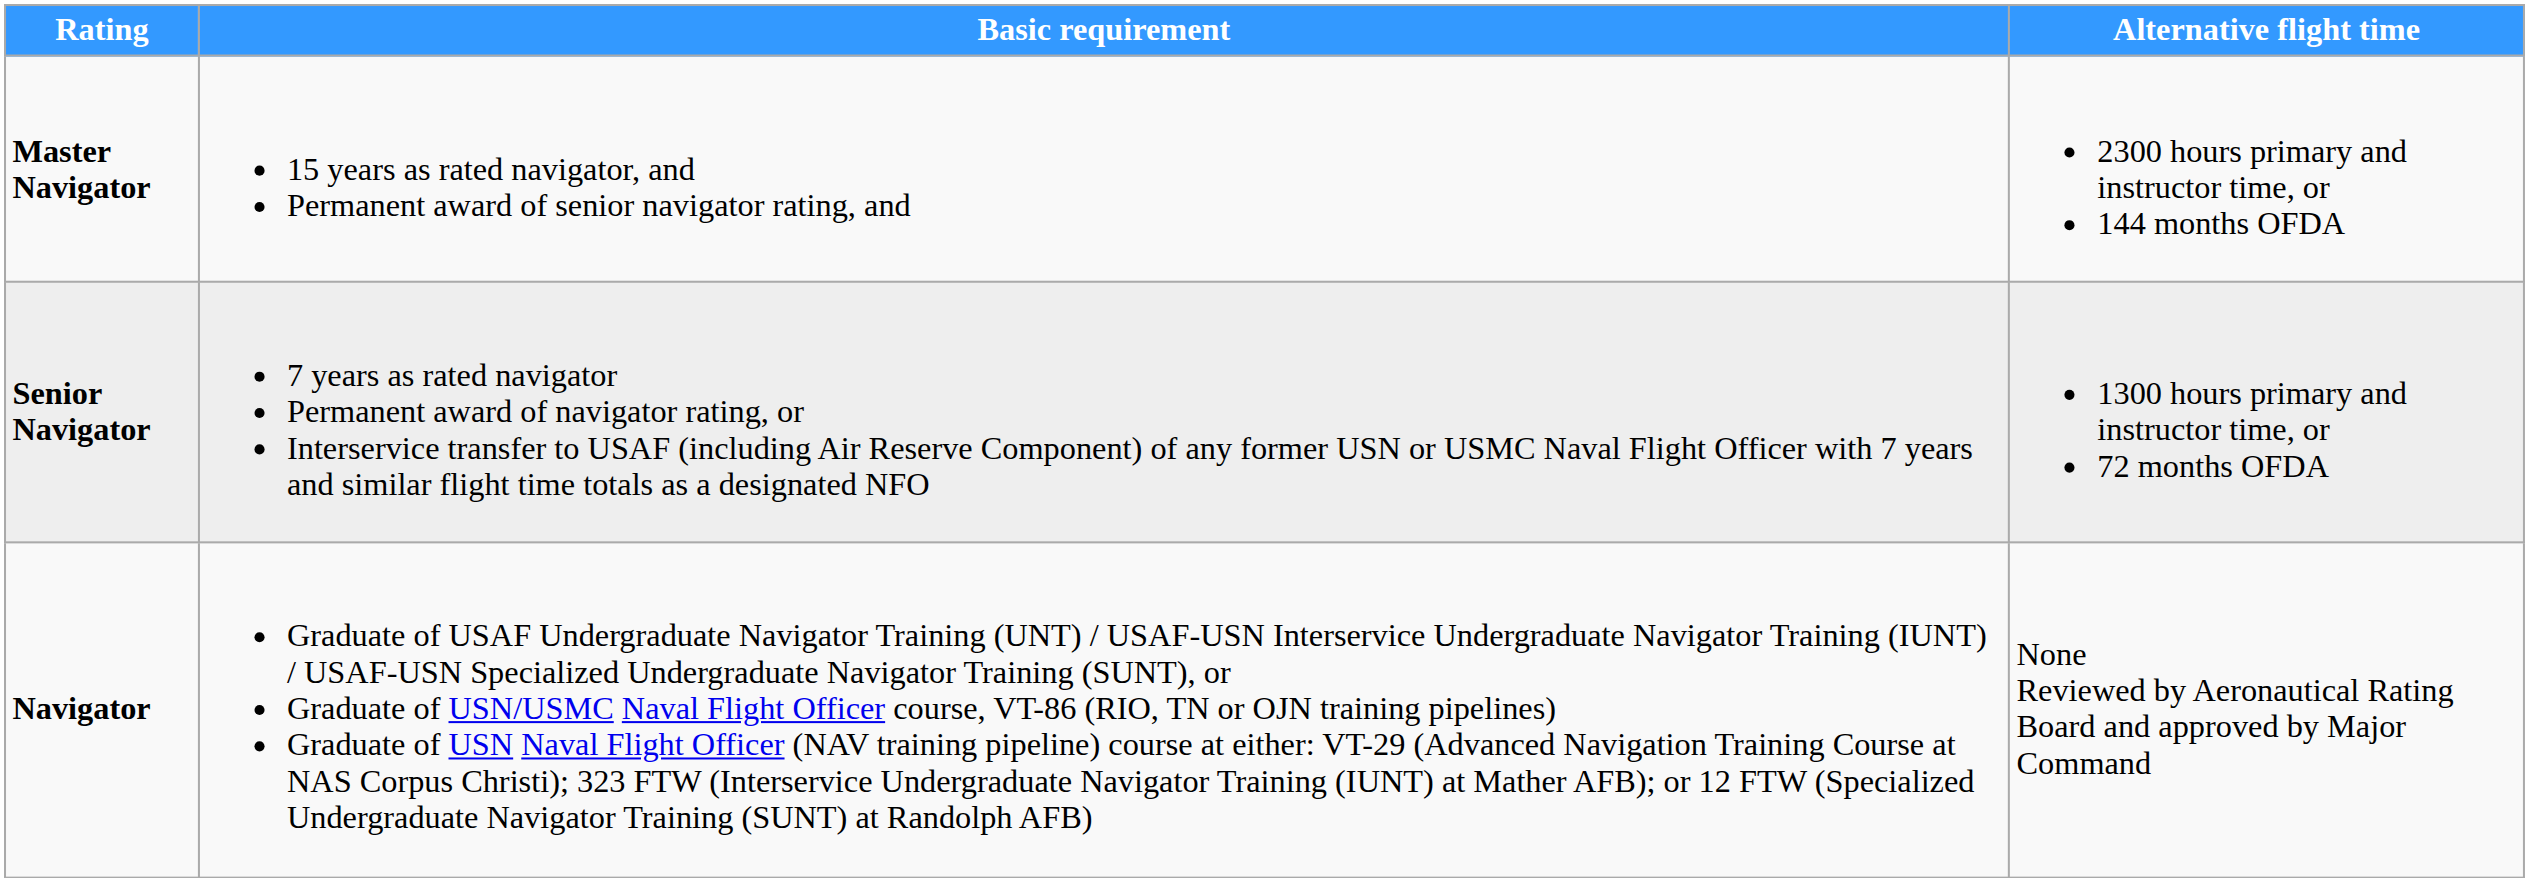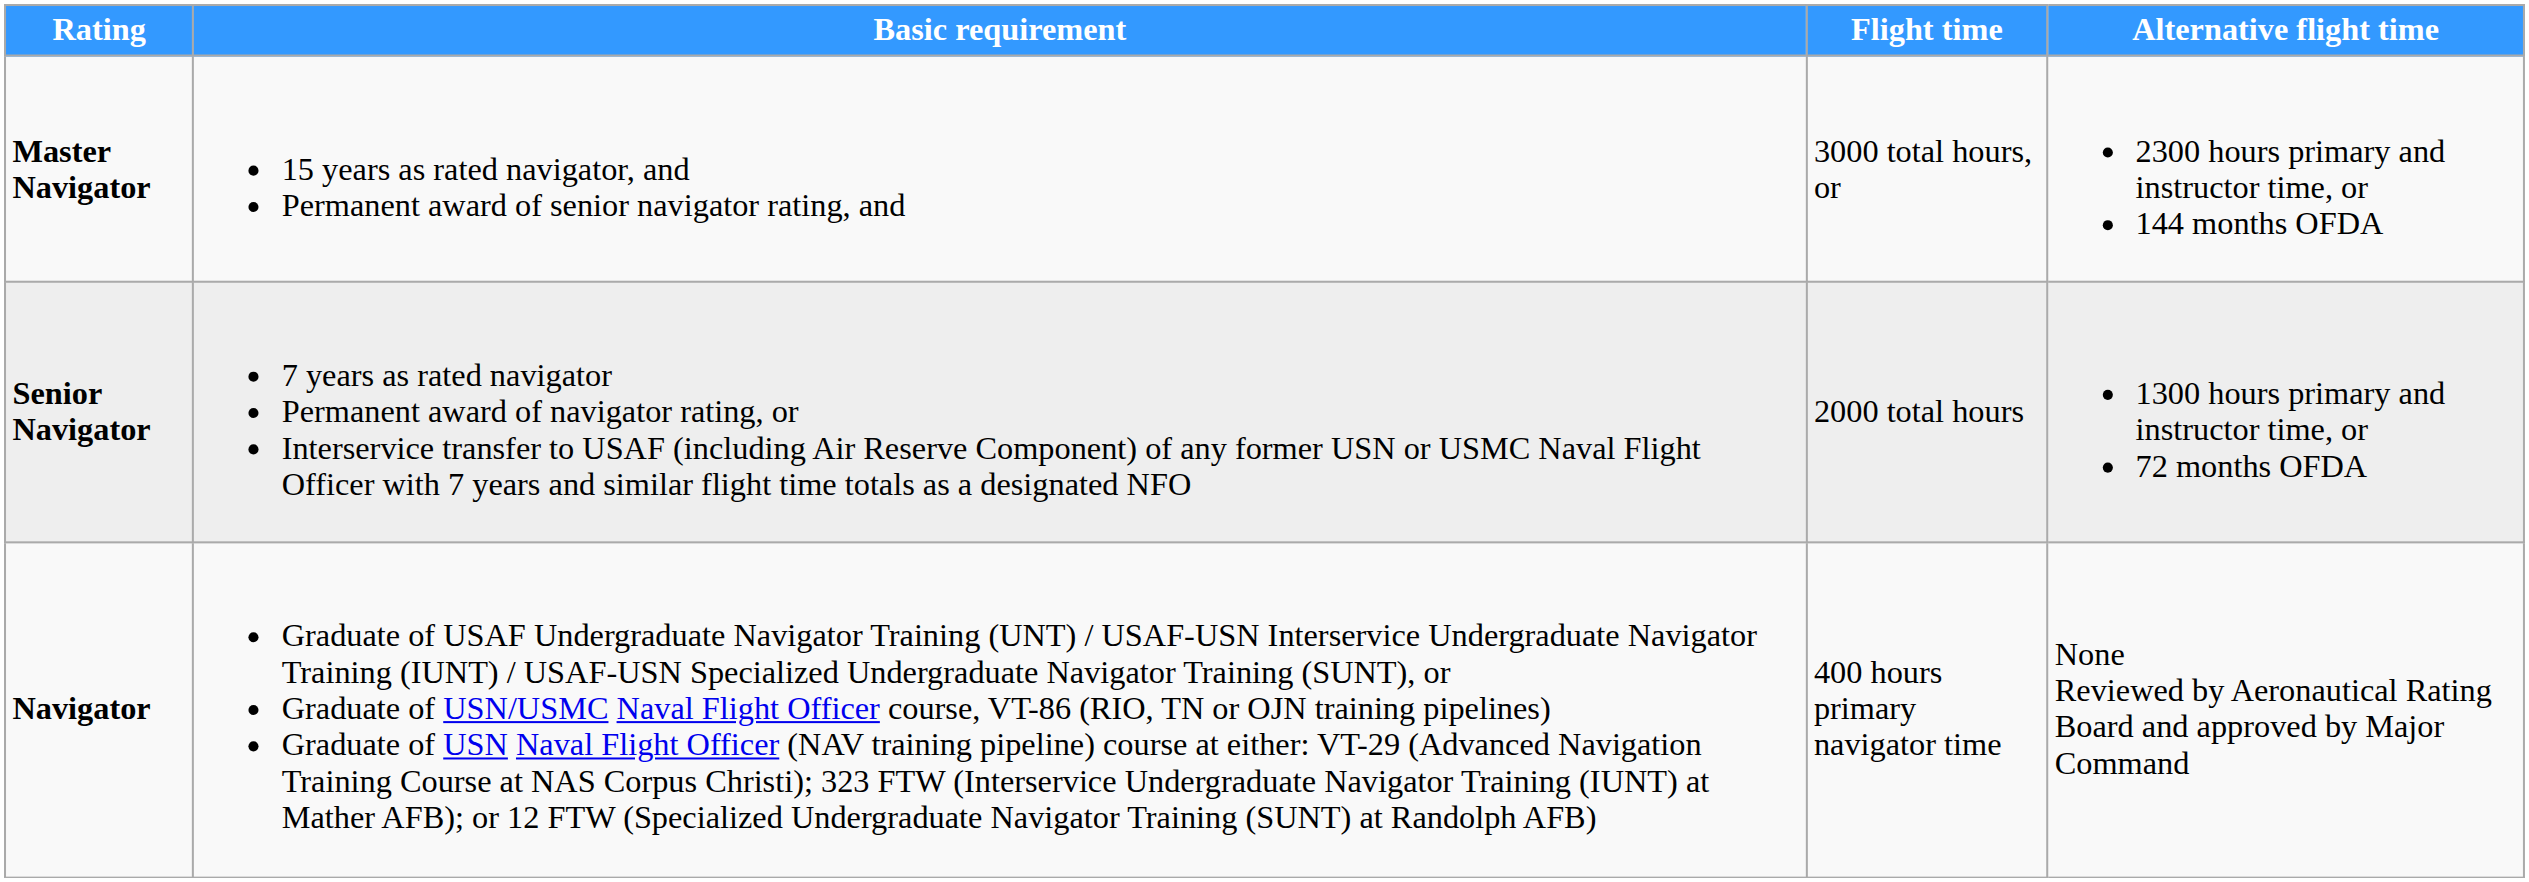+ column: (1927, 30)
